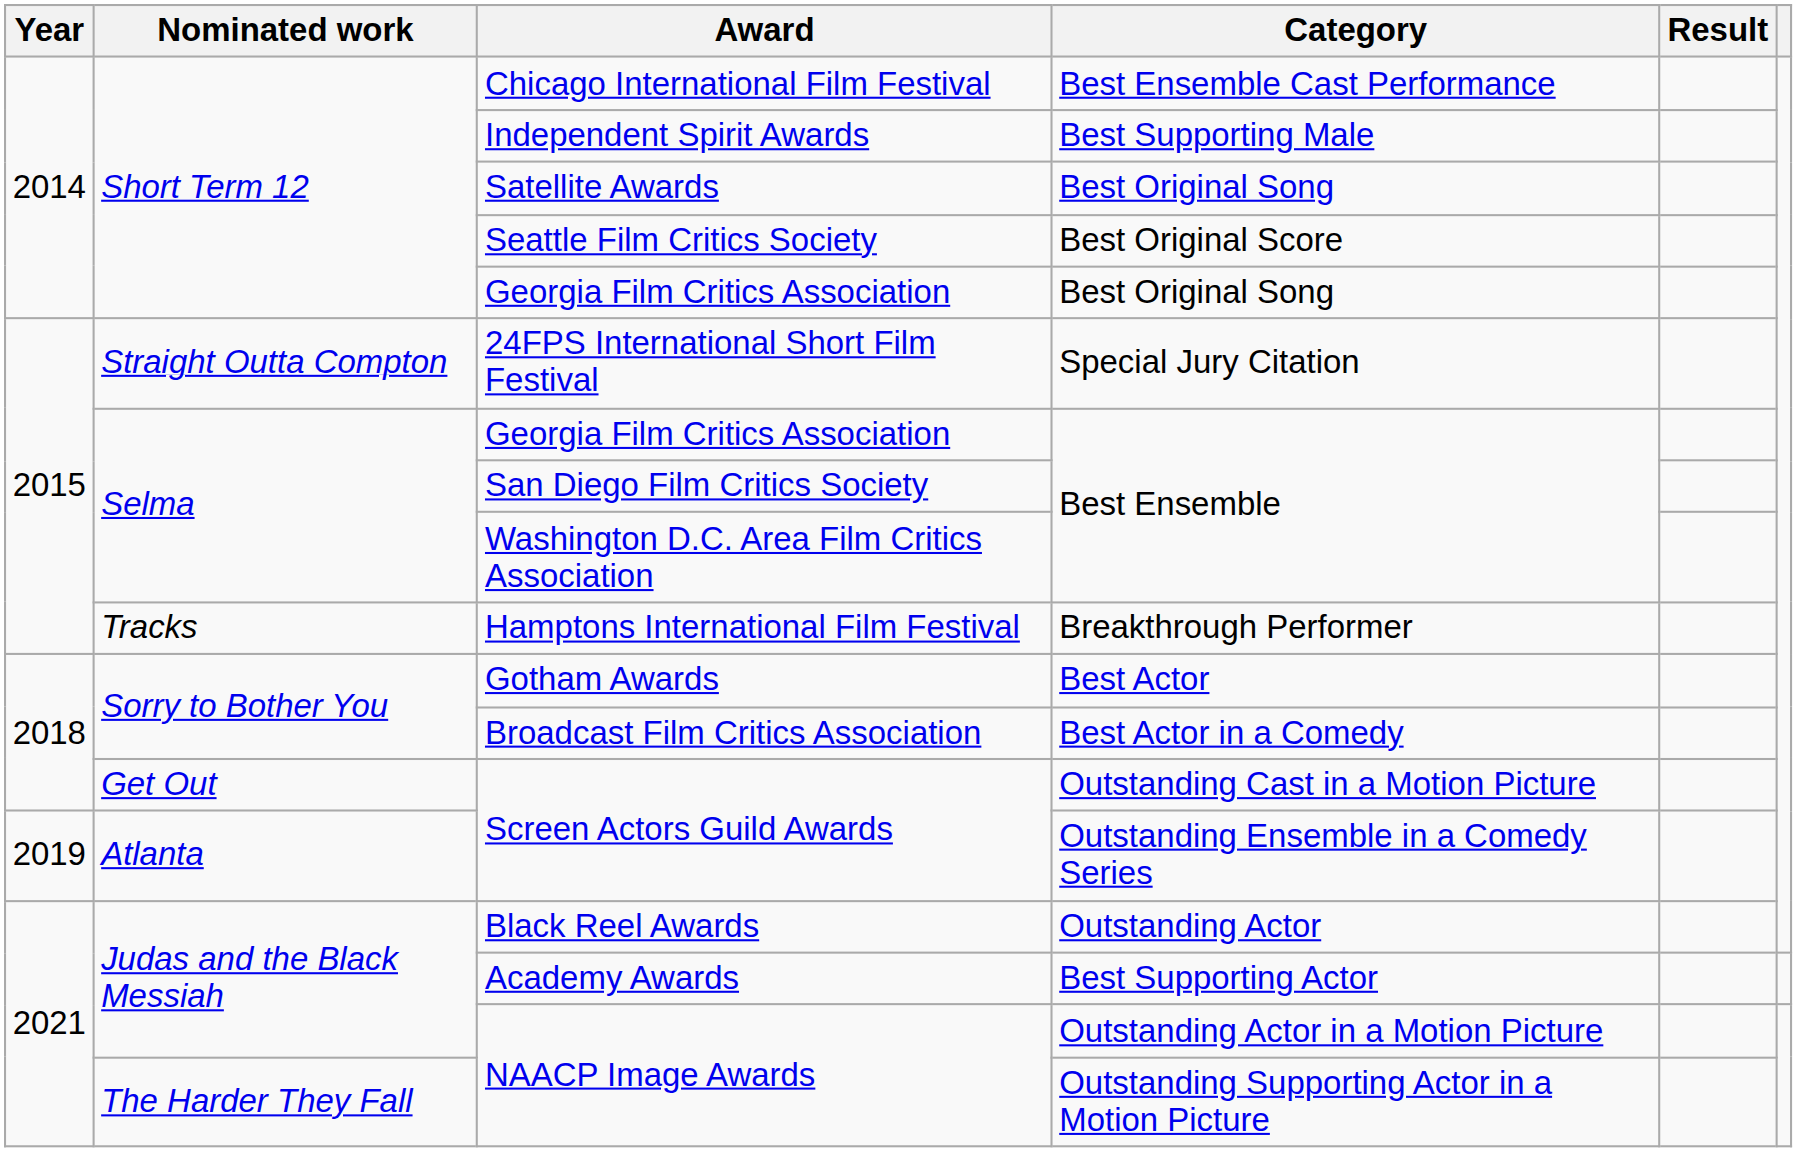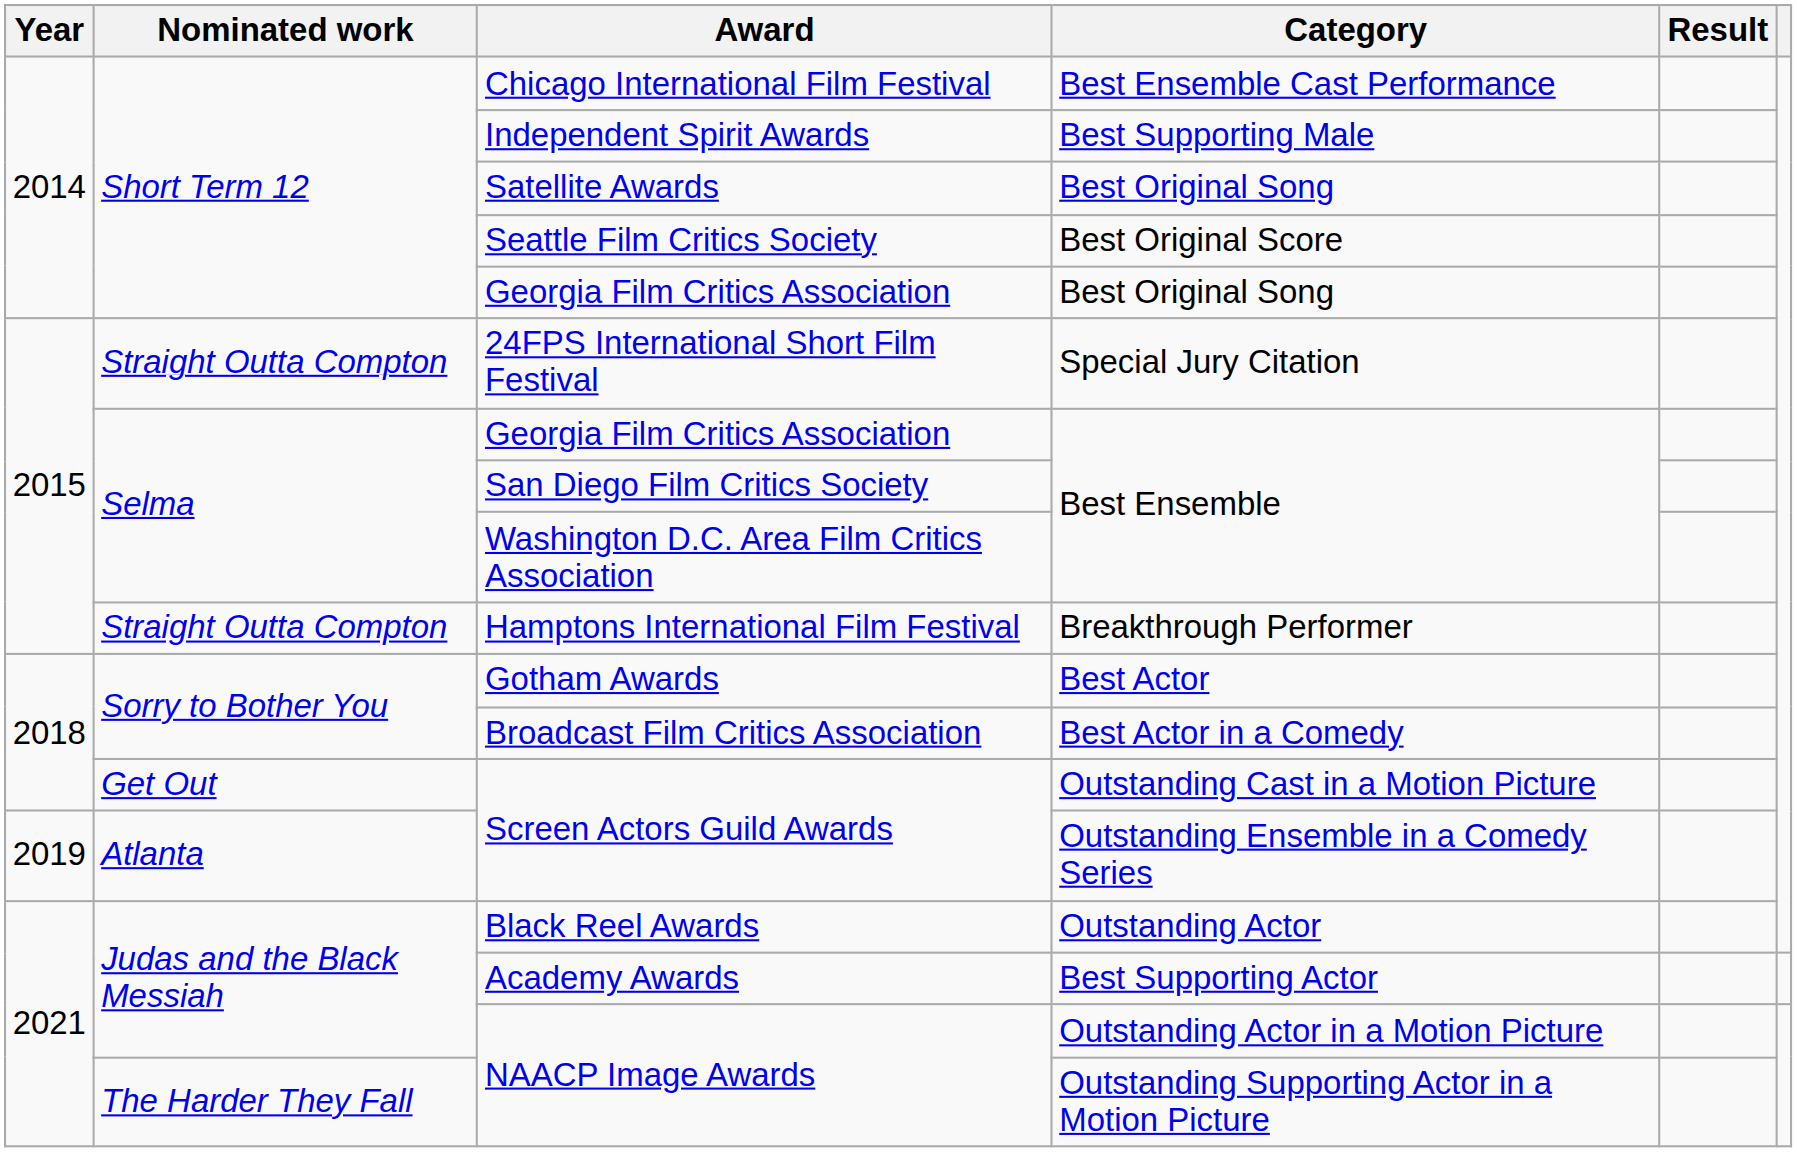(149, 627) Tracks -> (274, 627) Straight Outta Compton
